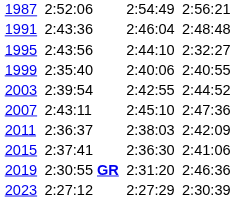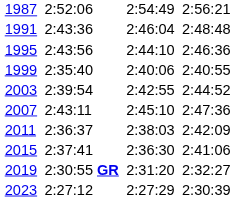(206, 50) 2:32:27 -> (206, 50) 2:46:36
(206, 170) 2:46:36 -> (206, 170) 2:32:27
